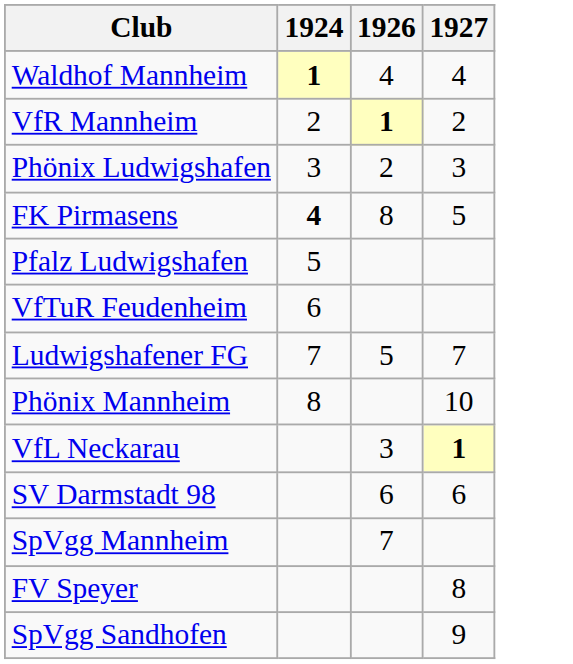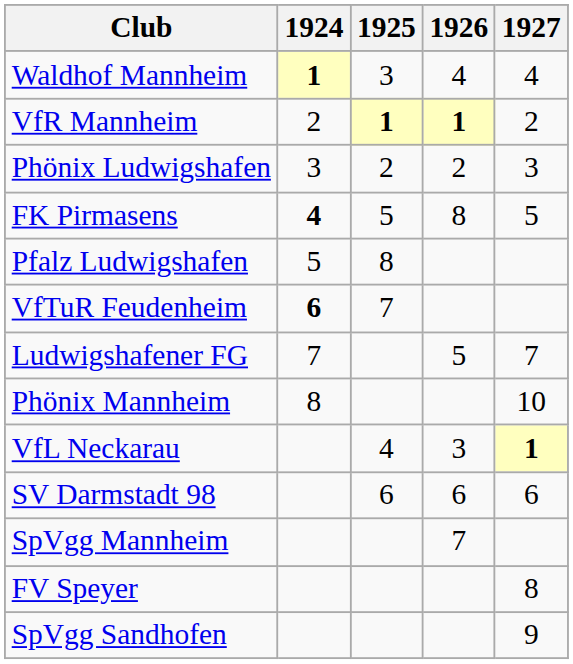+ column: (386, 27)
(314, 307) normal -> (314, 307) bold
